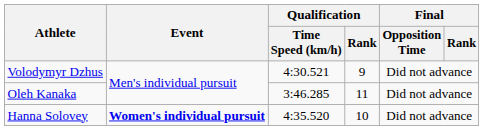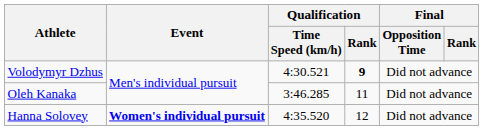(362, 72) normal -> (362, 72) bold
(362, 115) 10 -> (362, 115) 12
